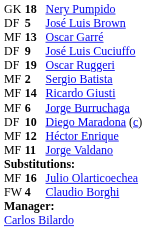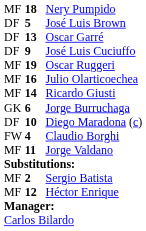(13, 9) GK -> (13, 9) MF
(13, 37) MF -> (12, 37) DF
(12, 65) DF -> (13, 65) MF
rows swapped: (79, 79) <-> (92, 178)
(13, 107) MF -> (13, 107) GK
rows swapped: (82, 192) <-> (82, 136)
